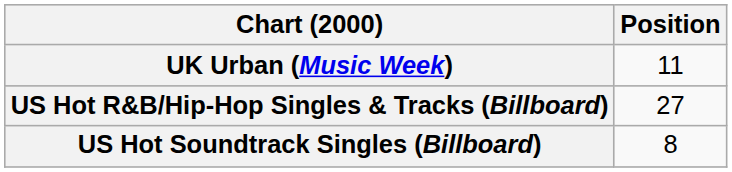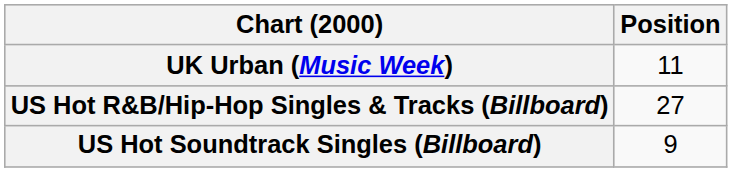(670, 145) 8 -> (670, 145) 9
